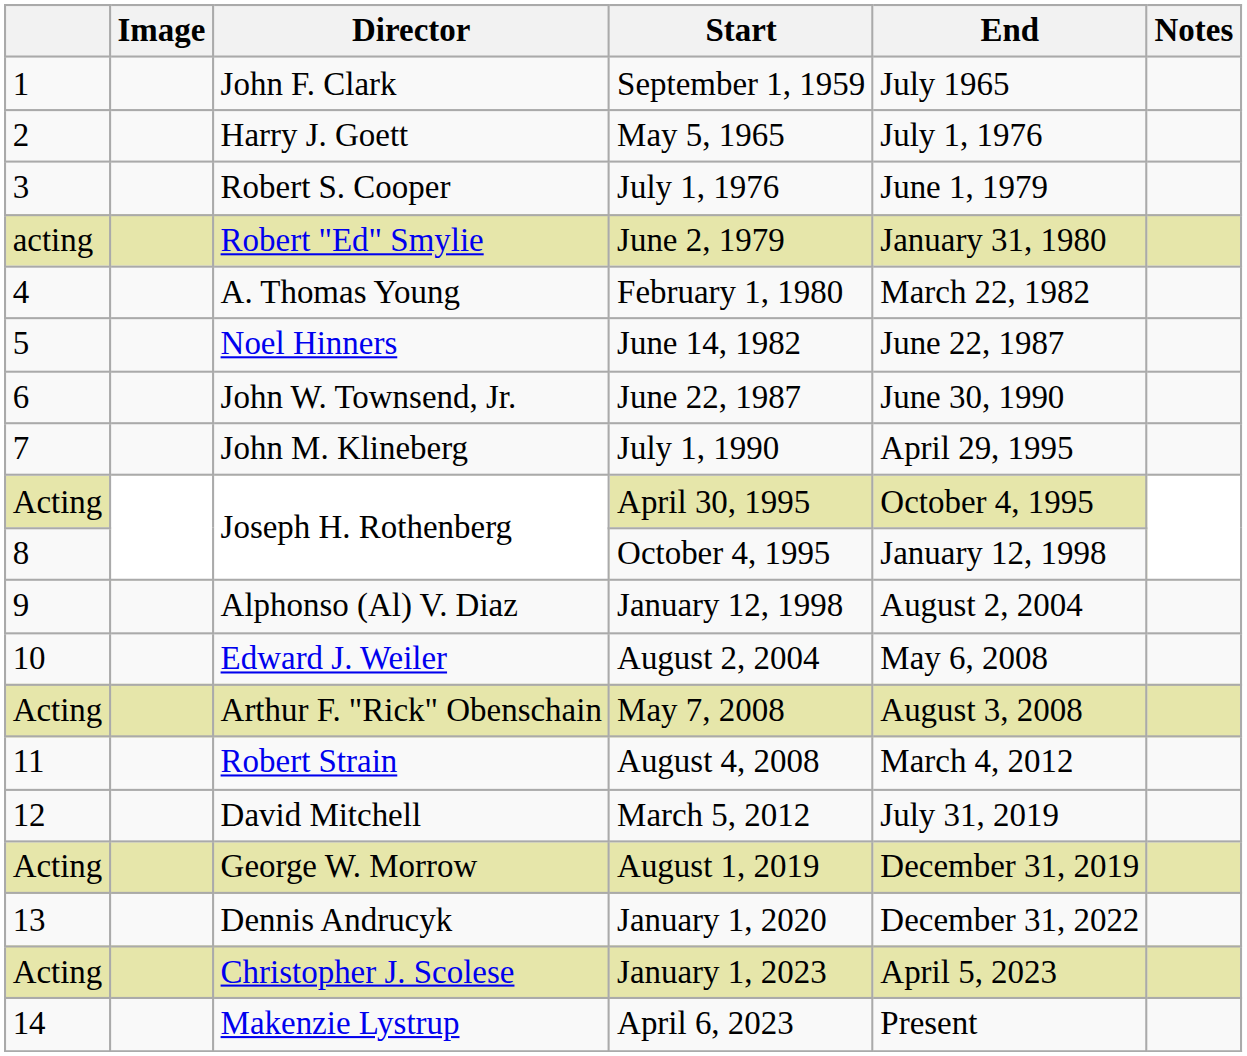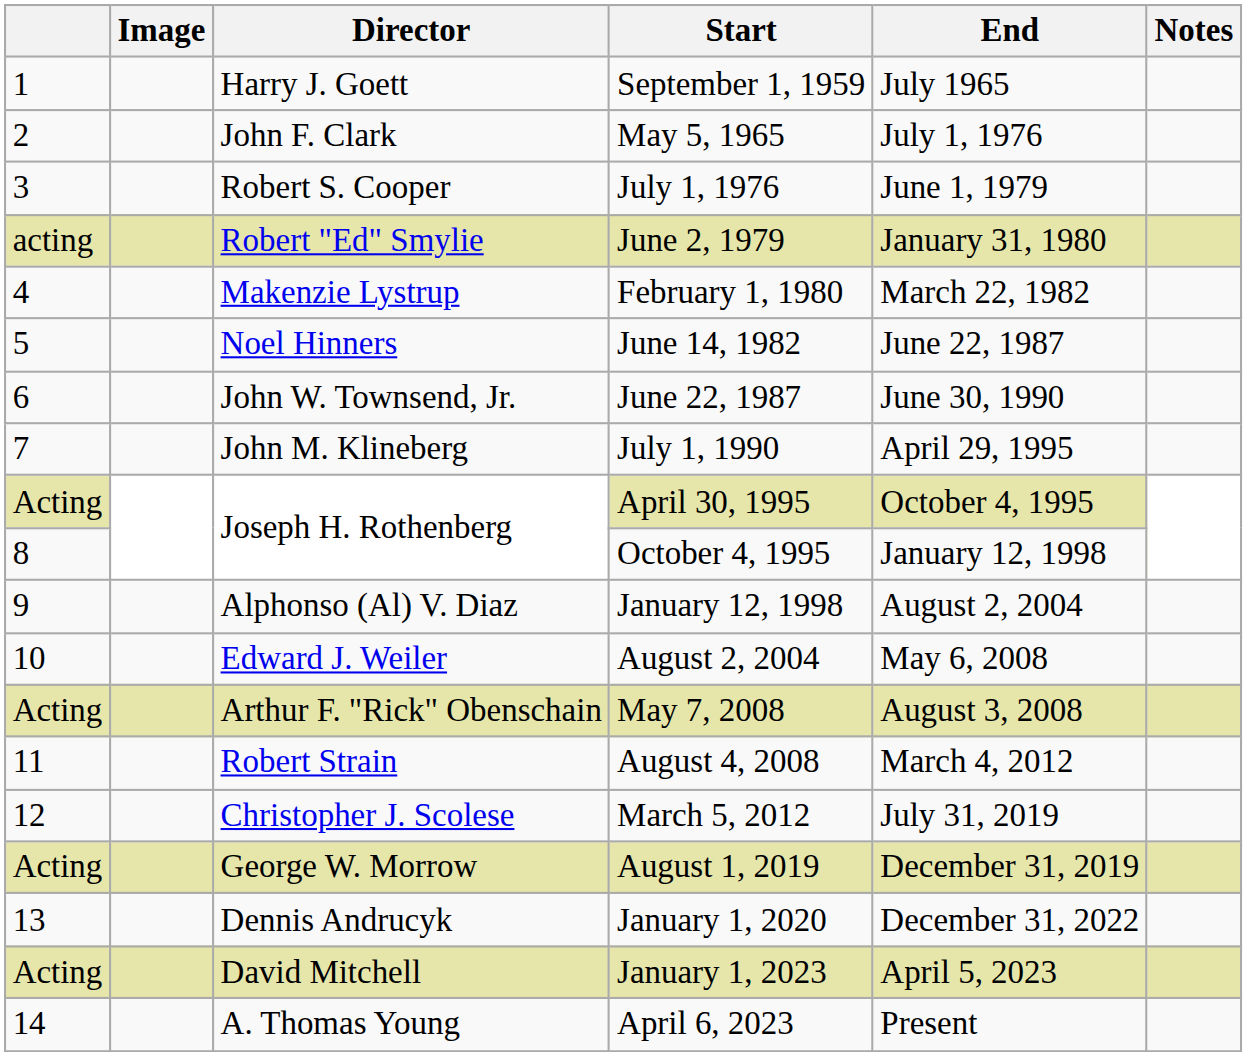(309, 82) John F. Clark -> (314, 82) Harry J. Goett
(314, 135) Harry J. Goett -> (309, 135) John F. Clark
(340, 291) A. Thomas Young -> (340, 291) Makenzie Lystrup
(321, 814) David Mitchell -> (368, 814) Christopher J. Scolese
(368, 971) Christopher J. Scolese -> (321, 971) David Mitchell
(340, 1023) Makenzie Lystrup -> (340, 1023) A. Thomas Young
